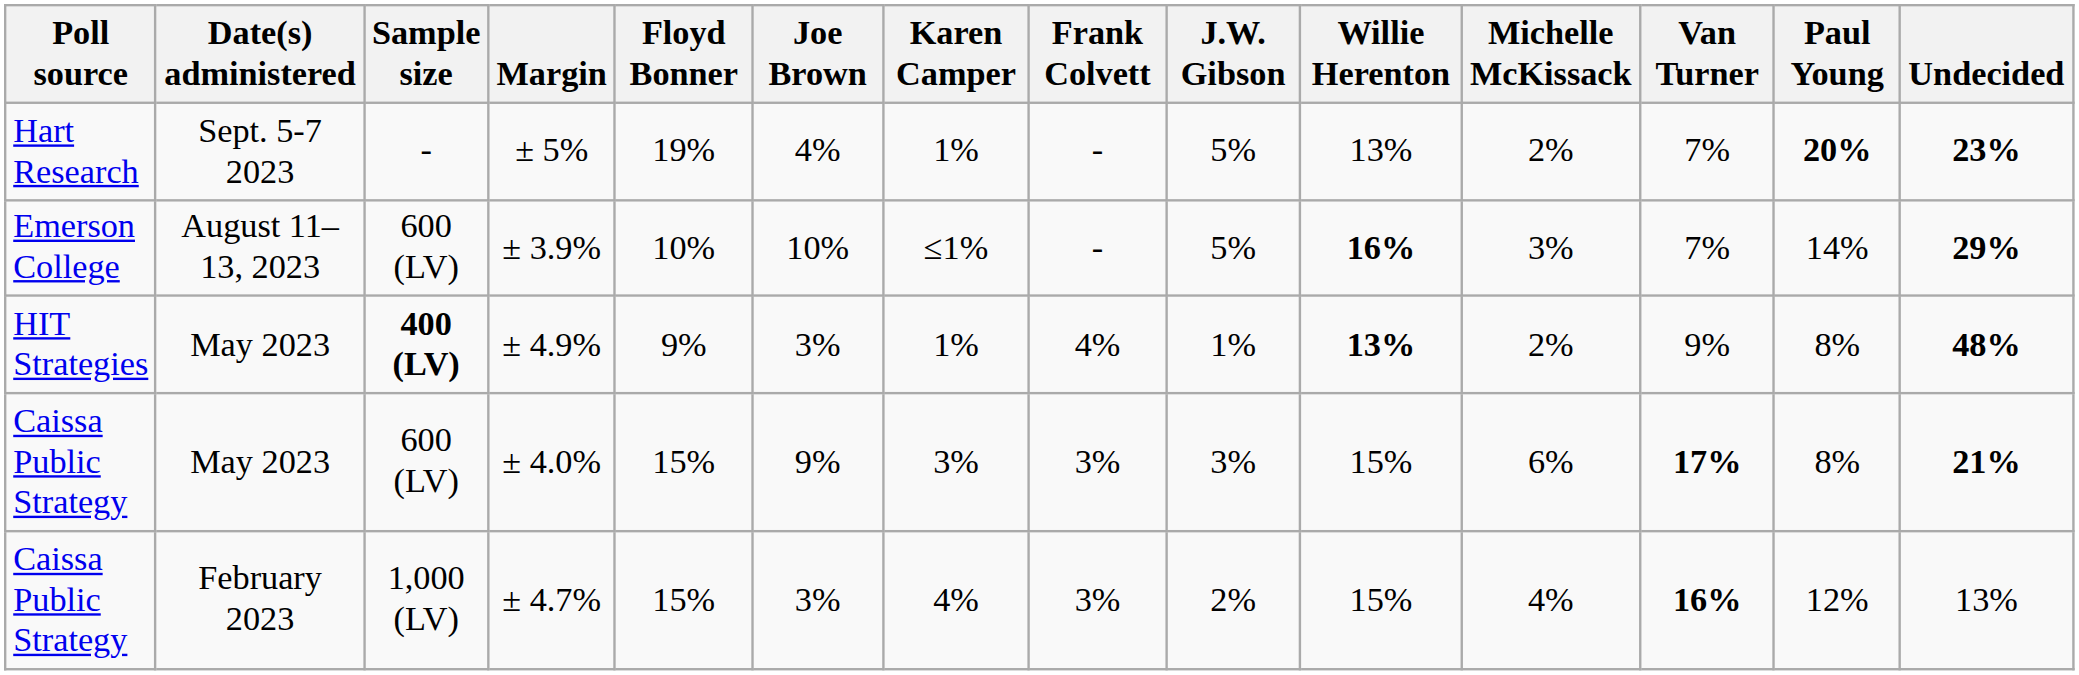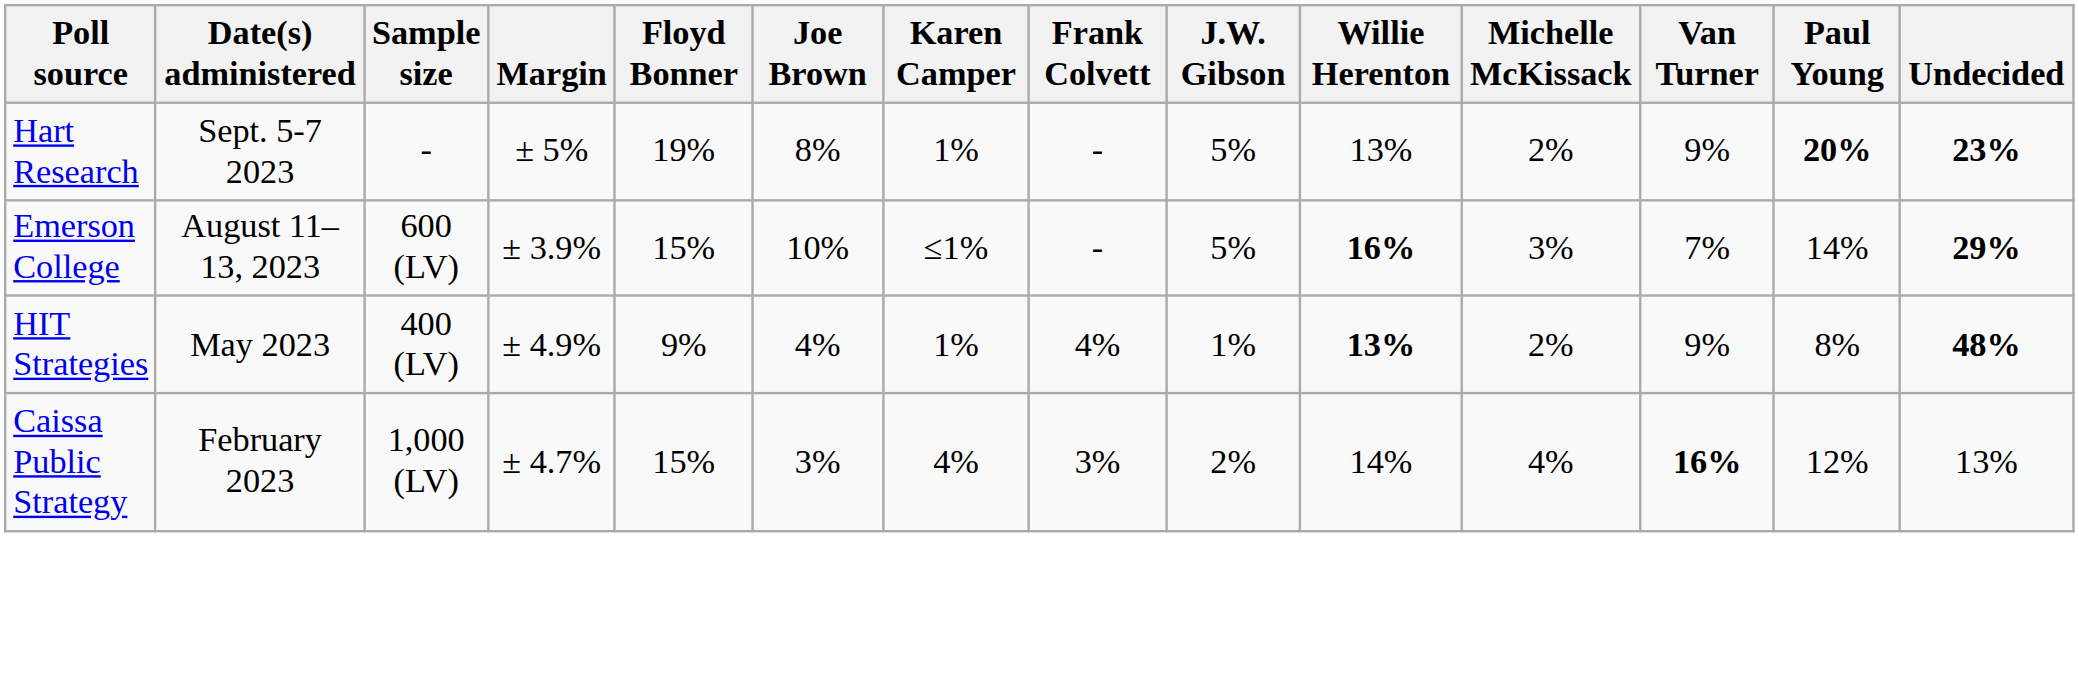(818, 150) 4% -> (818, 150) 8%
(1707, 150) 7% -> (1707, 150) 9%
(684, 247) 10% -> (684, 247) 15%
(426, 344) bold -> (426, 344) normal
(818, 344) 3% -> (818, 344) 4%
- row: (552, 461)
(1381, 598) 15% -> (1381, 461) 14%
